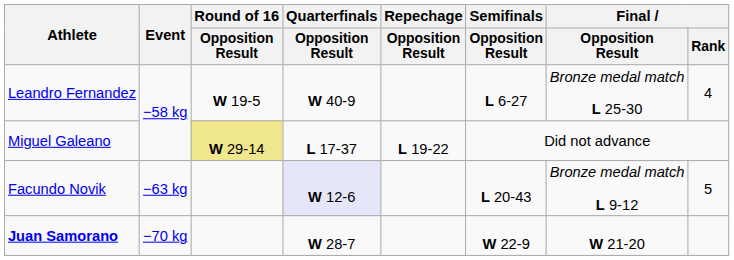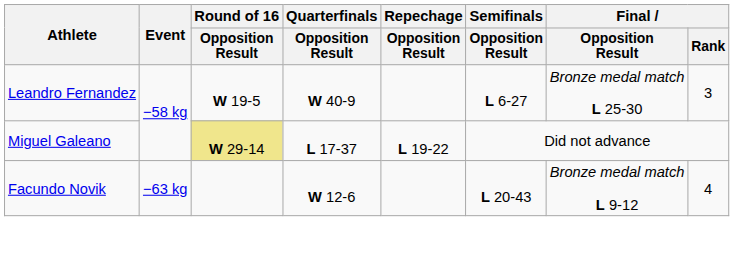(708, 93) 4 -> (708, 93) 3
(332, 197) lavender background -> (332, 197) no background
(708, 189) 5 -> (708, 189) 4
- row: (63, 236)
